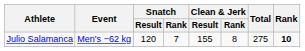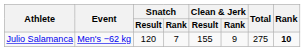(235, 40) 8 -> (235, 40) 9
